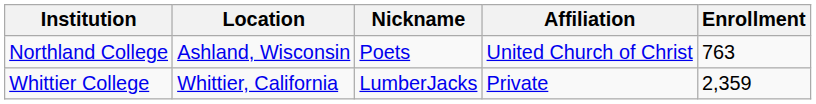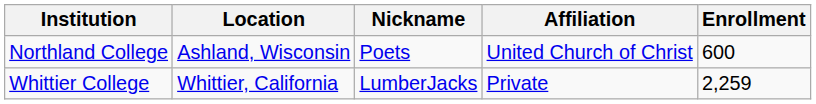(718, 51) 763 -> (718, 51) 600
(727, 83) 2,359 -> (727, 83) 2,259
